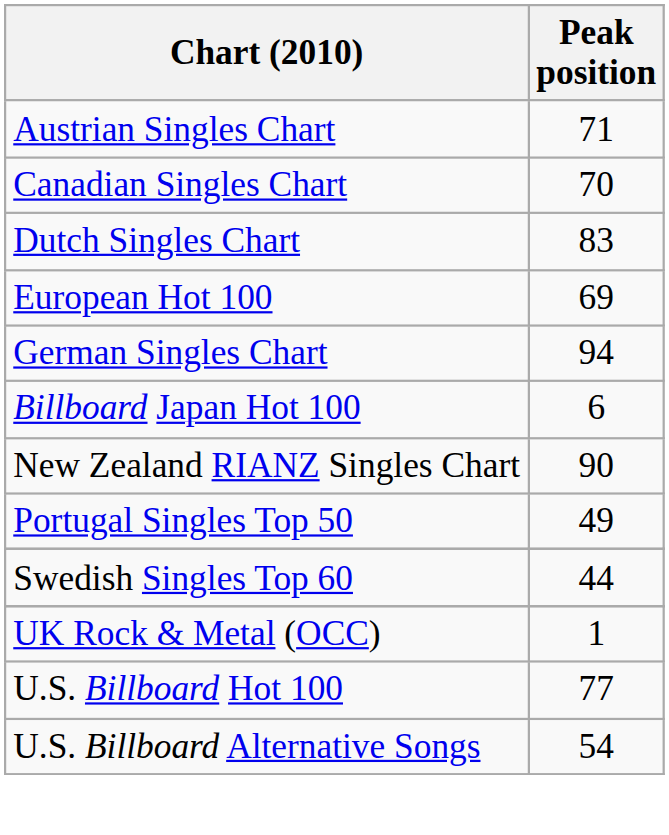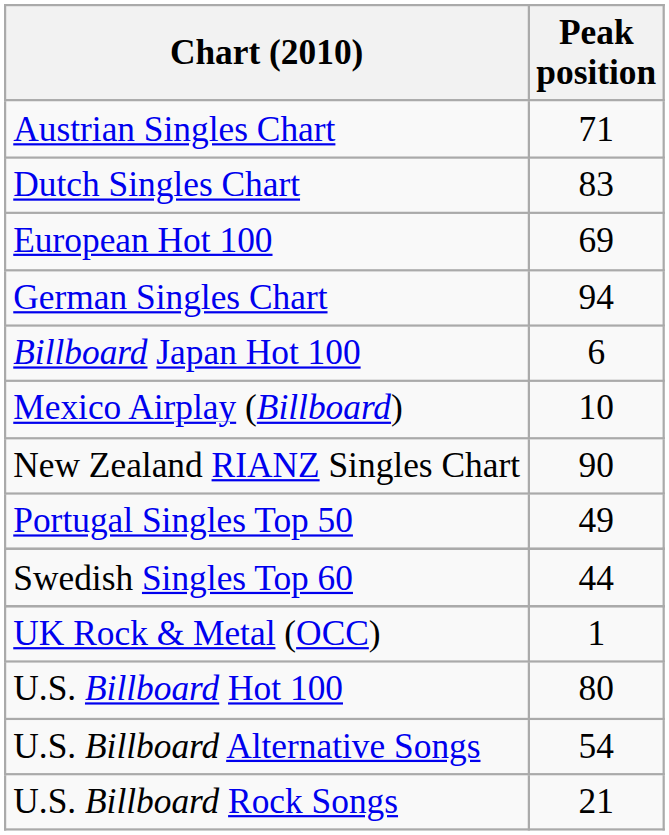- row: (180, 184)
+ row: (208, 408)
(596, 689) 77 -> (596, 689) 80
+ row: (206, 801)
